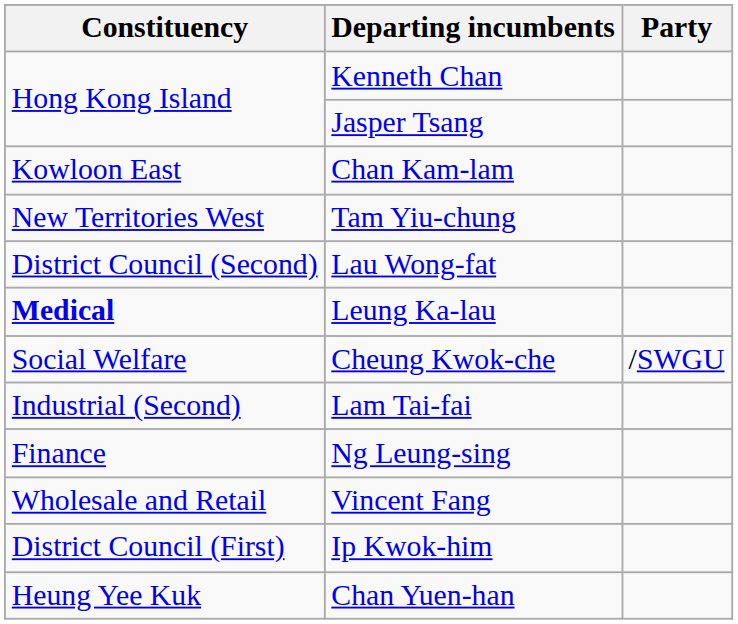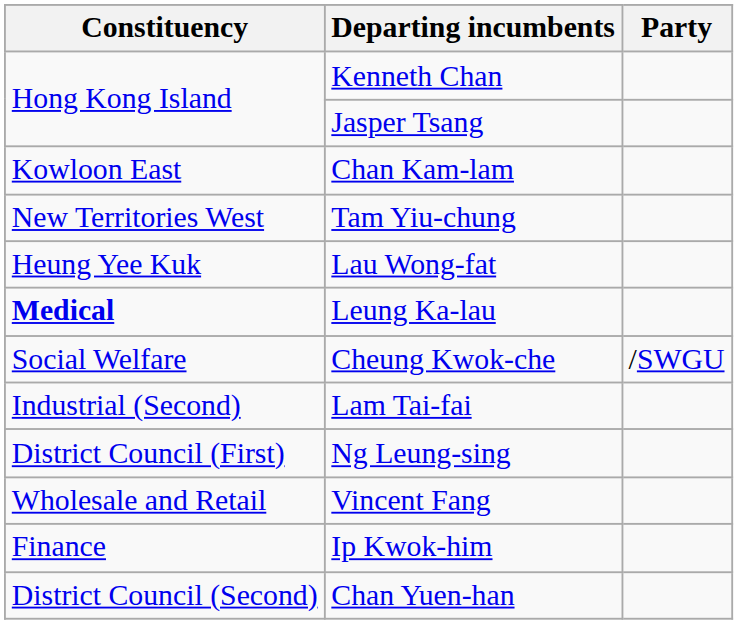(165, 264) District Council (Second) -> (106, 264) Heung Yee Kuk
(59, 452) Finance -> (148, 452) District Council (First)
(148, 547) District Council (First) -> (59, 547) Finance
(106, 594) Heung Yee Kuk -> (165, 594) District Council (Second)
